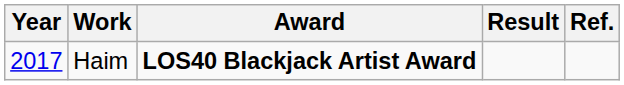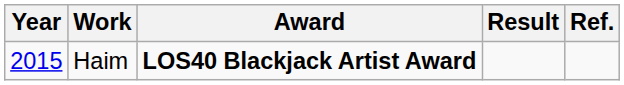(36, 60) 2017 -> (36, 60) 2015
